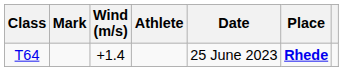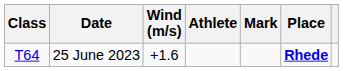columns swapped: (70, 24) <-> (234, 24)
(111, 54) +1.4 -> (164, 54) +1.6
